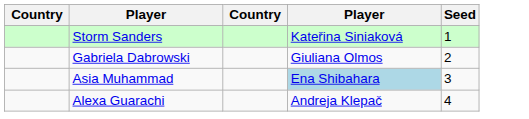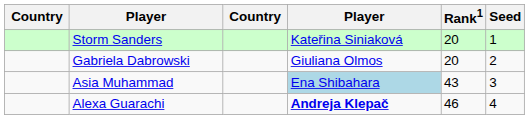+ column: (463, 16)
(336, 100) normal -> (340, 104) bold
